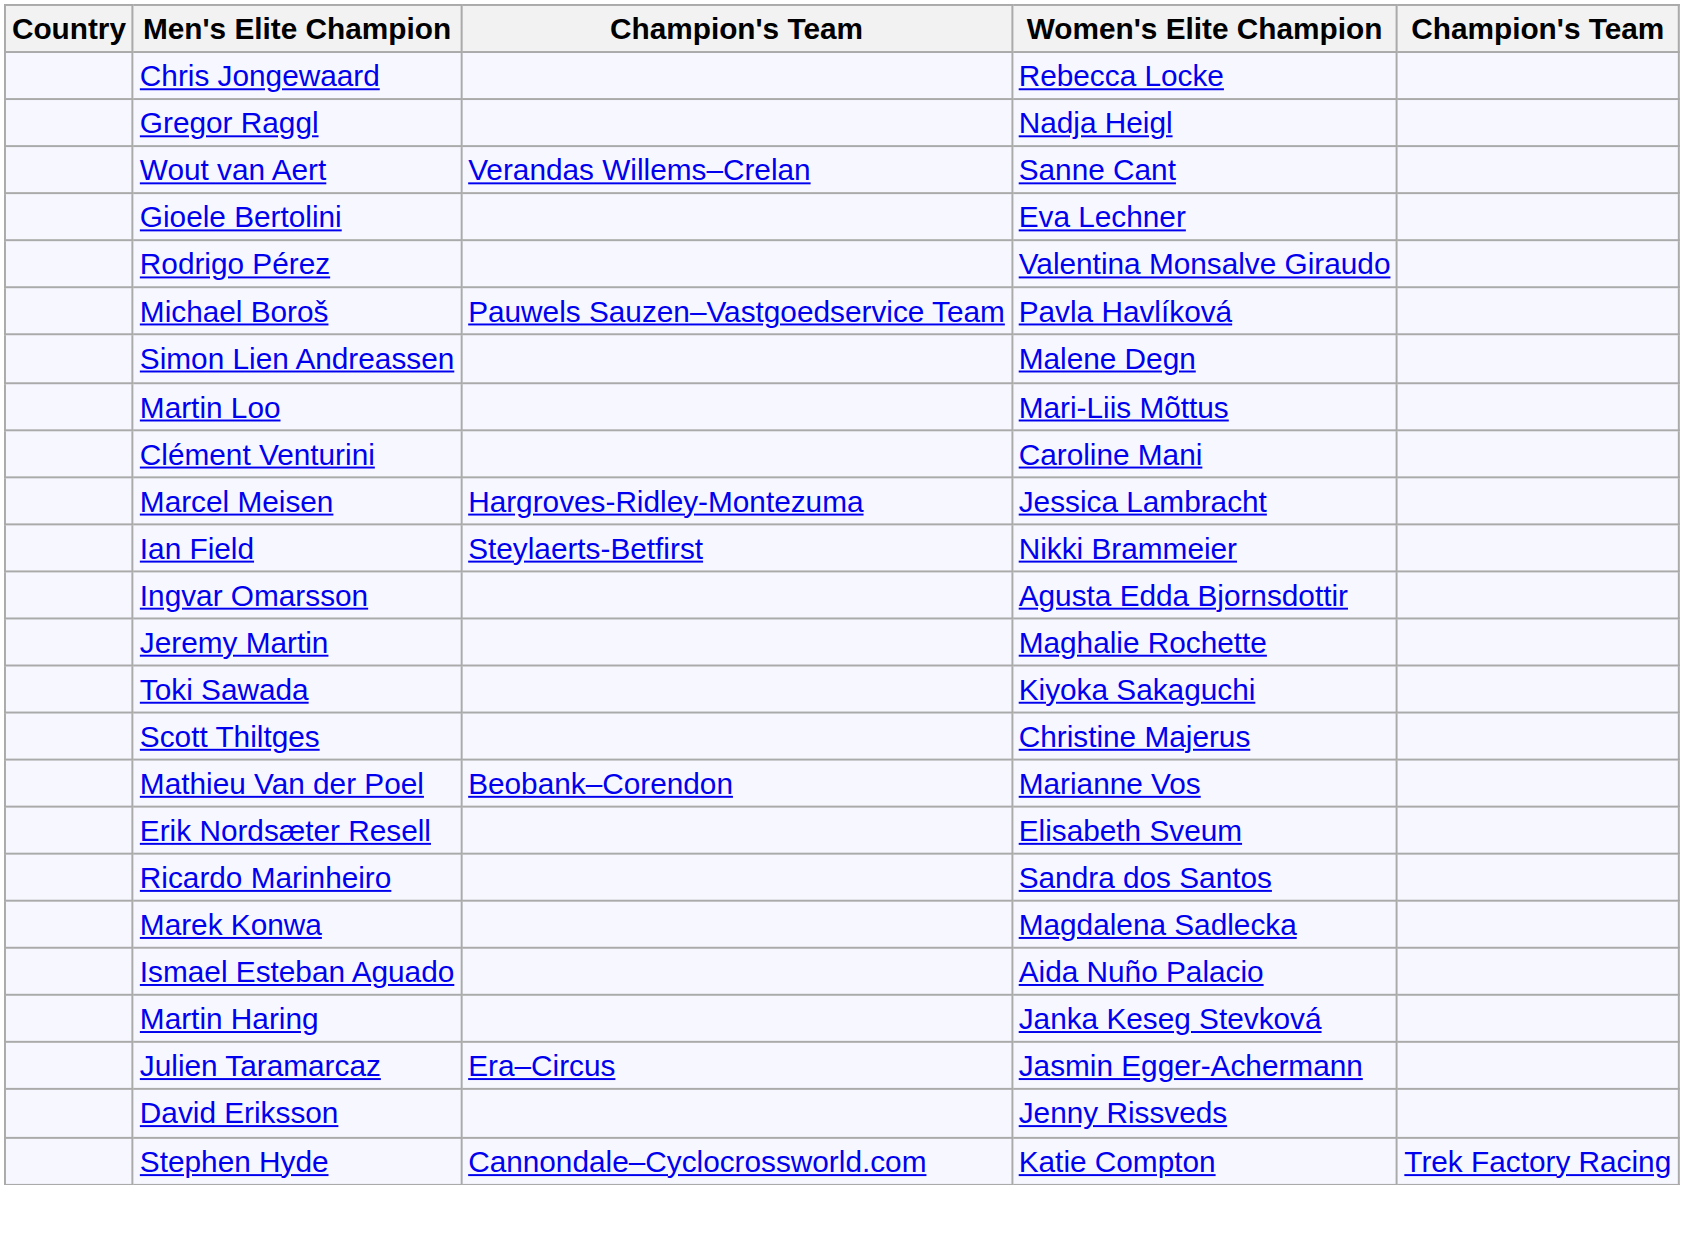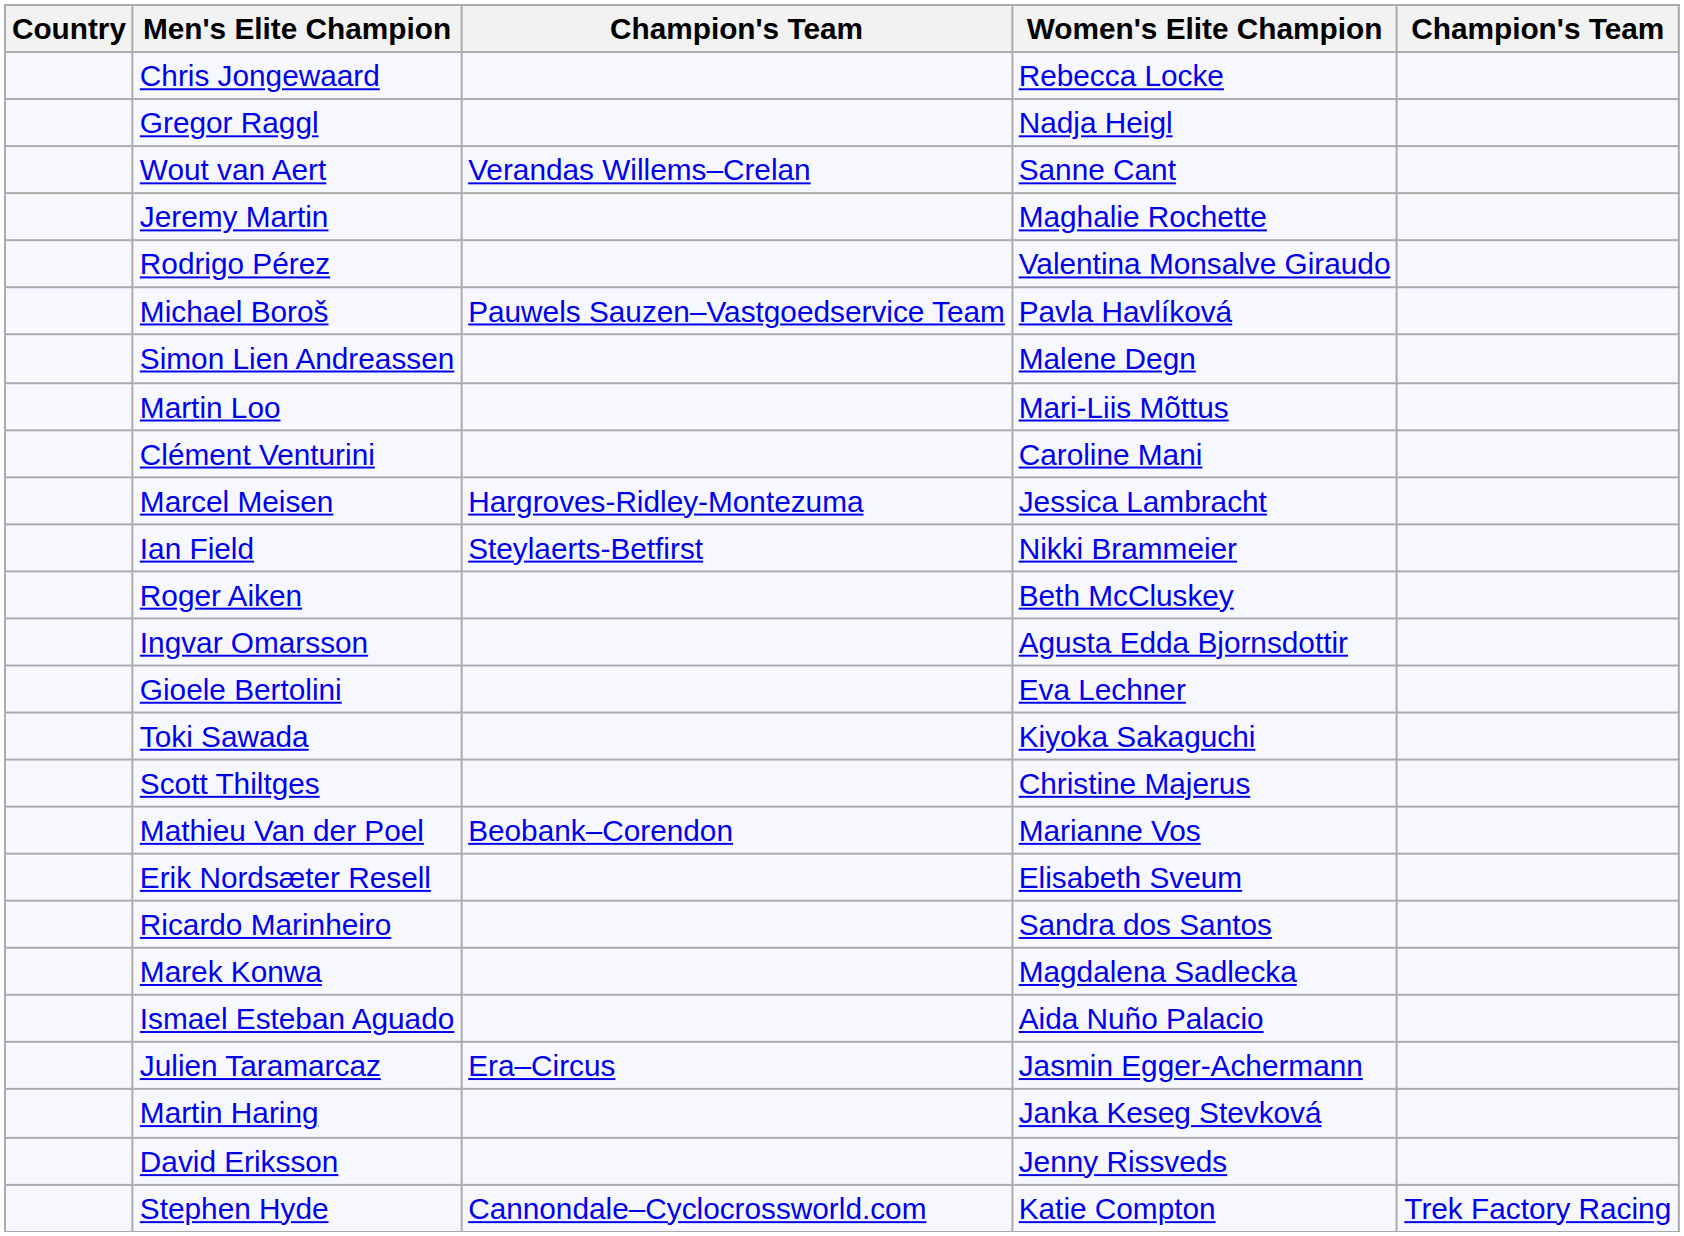rows swapped: (234, 642) <-> (241, 217)
+ row: (221, 595)
rows swapped: (229, 1019) <-> (260, 1066)
